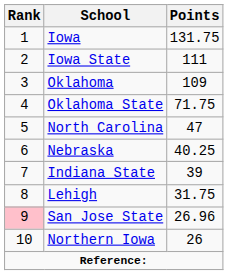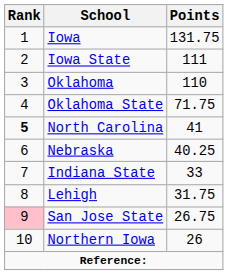(195, 83) 109 -> (195, 83) 110
(24, 128) normal -> (24, 128) bold
(195, 128) 47 -> (195, 128) 41
(195, 173) 39 -> (195, 173) 33
(195, 218) 26.96 -> (195, 218) 26.75
